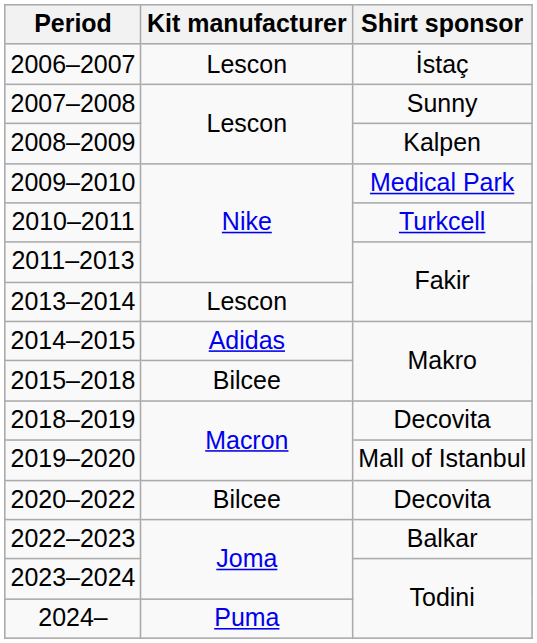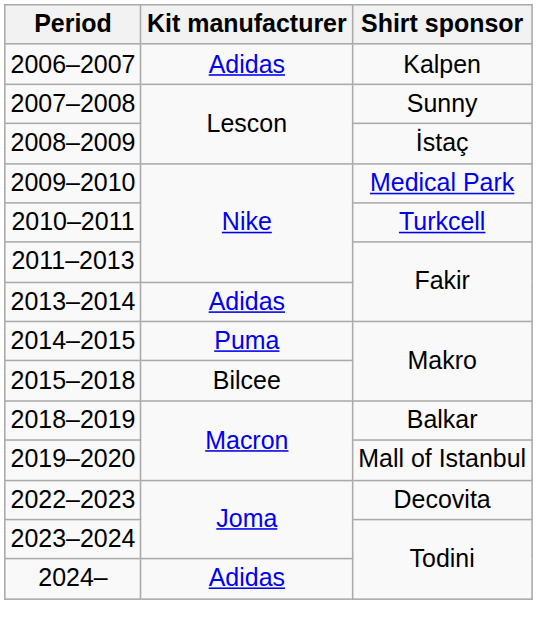(247, 63) Lescon -> (247, 63) Adidas
(442, 63) İstaç -> (442, 63) Kalpen
(442, 143) Kalpen -> (442, 143) İstaç
(247, 301) Lescon -> (247, 301) Adidas
(247, 340) Adidas -> (247, 340) Puma
(442, 420) Decovita -> (442, 420) Balkar
- row: (73, 499)
(442, 538) Balkar -> (442, 499) Decovita
(247, 618) Puma -> (247, 578) Adidas
